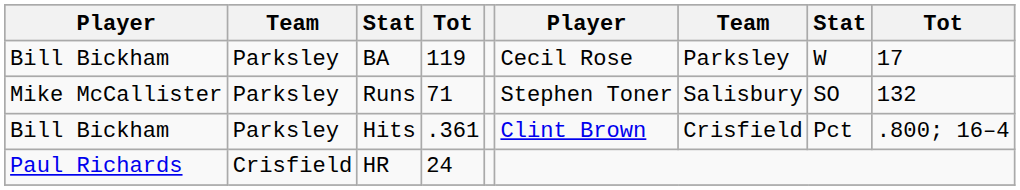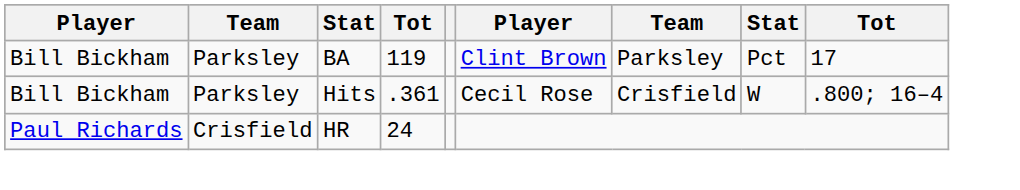(567, 59) Cecil Rose -> (534, 59) Clint Brown
(820, 59) W -> (767, 59) Pct
- row: (389, 95)
(573, 131) Clint Brown -> (527, 95) Cecil Rose
(833, 131) Pct -> (754, 95) W
